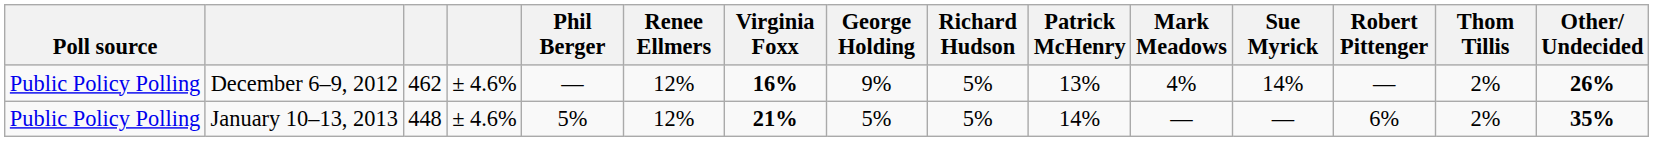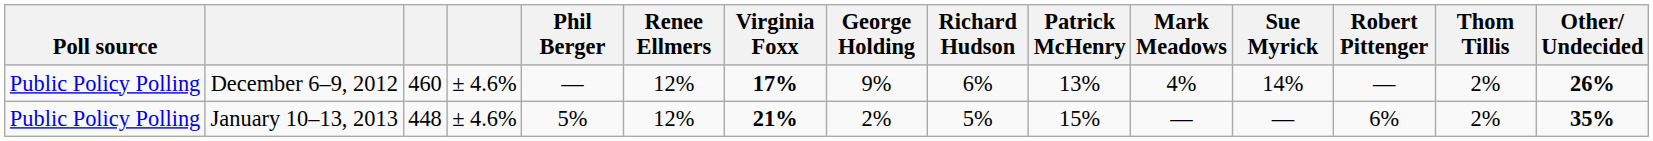(425, 82) 462 -> (425, 82) 460
(775, 82) 16% -> (775, 82) 17%
(978, 82) 5% -> (978, 82) 6%
(876, 118) 5% -> (876, 118) 2%
(1080, 118) 14% -> (1080, 118) 15%
